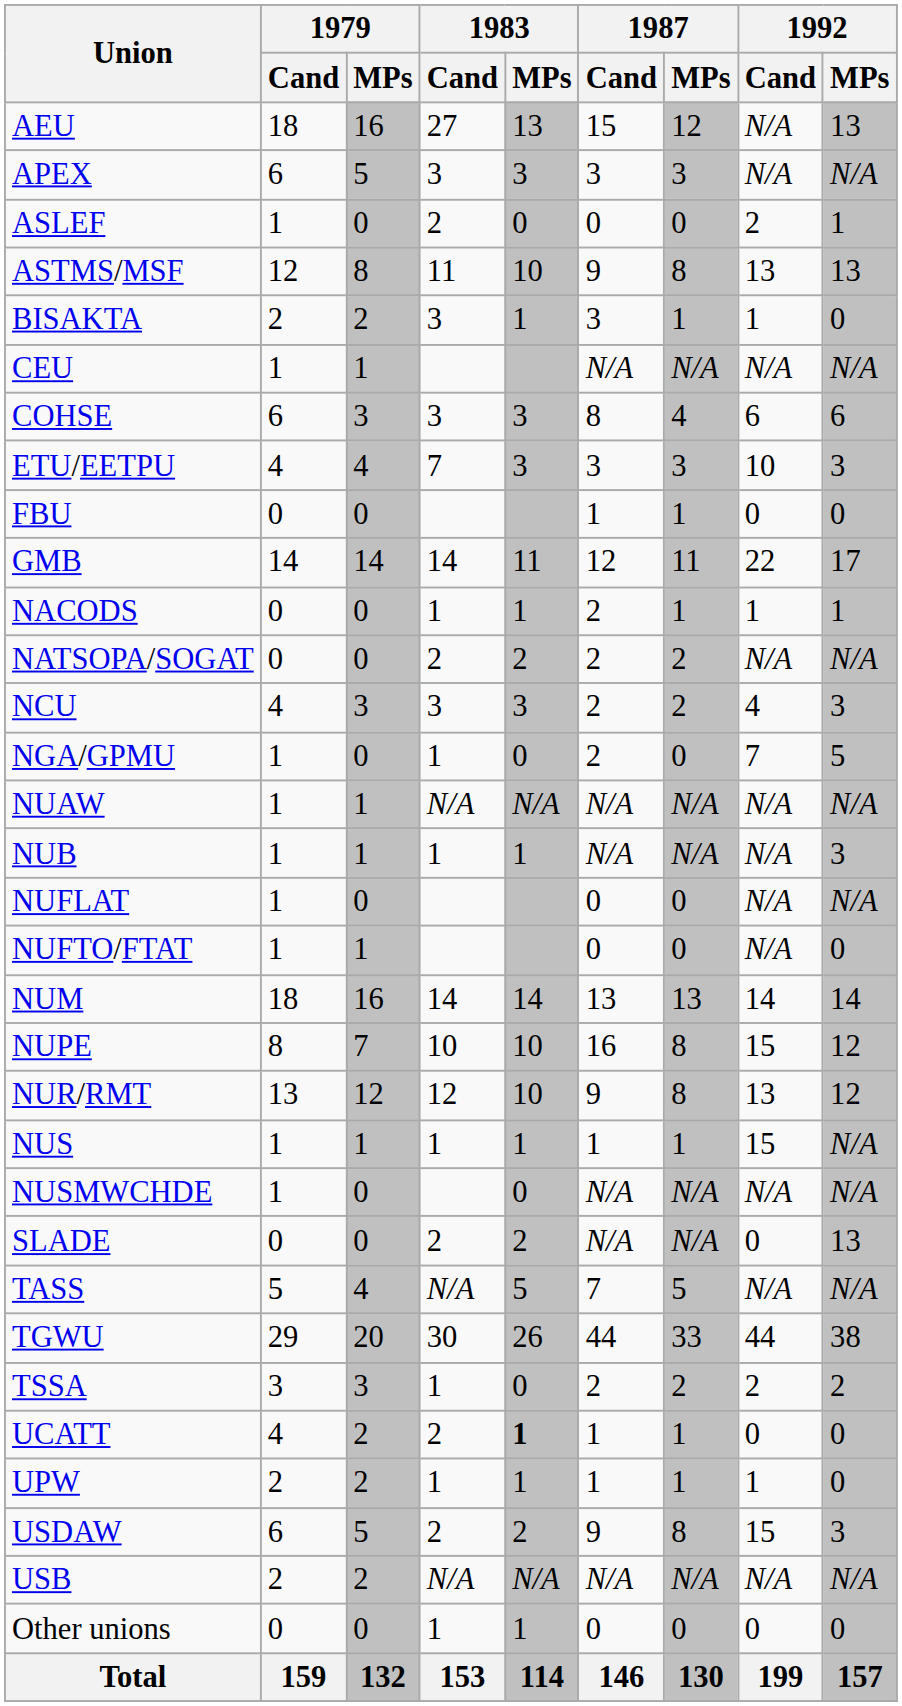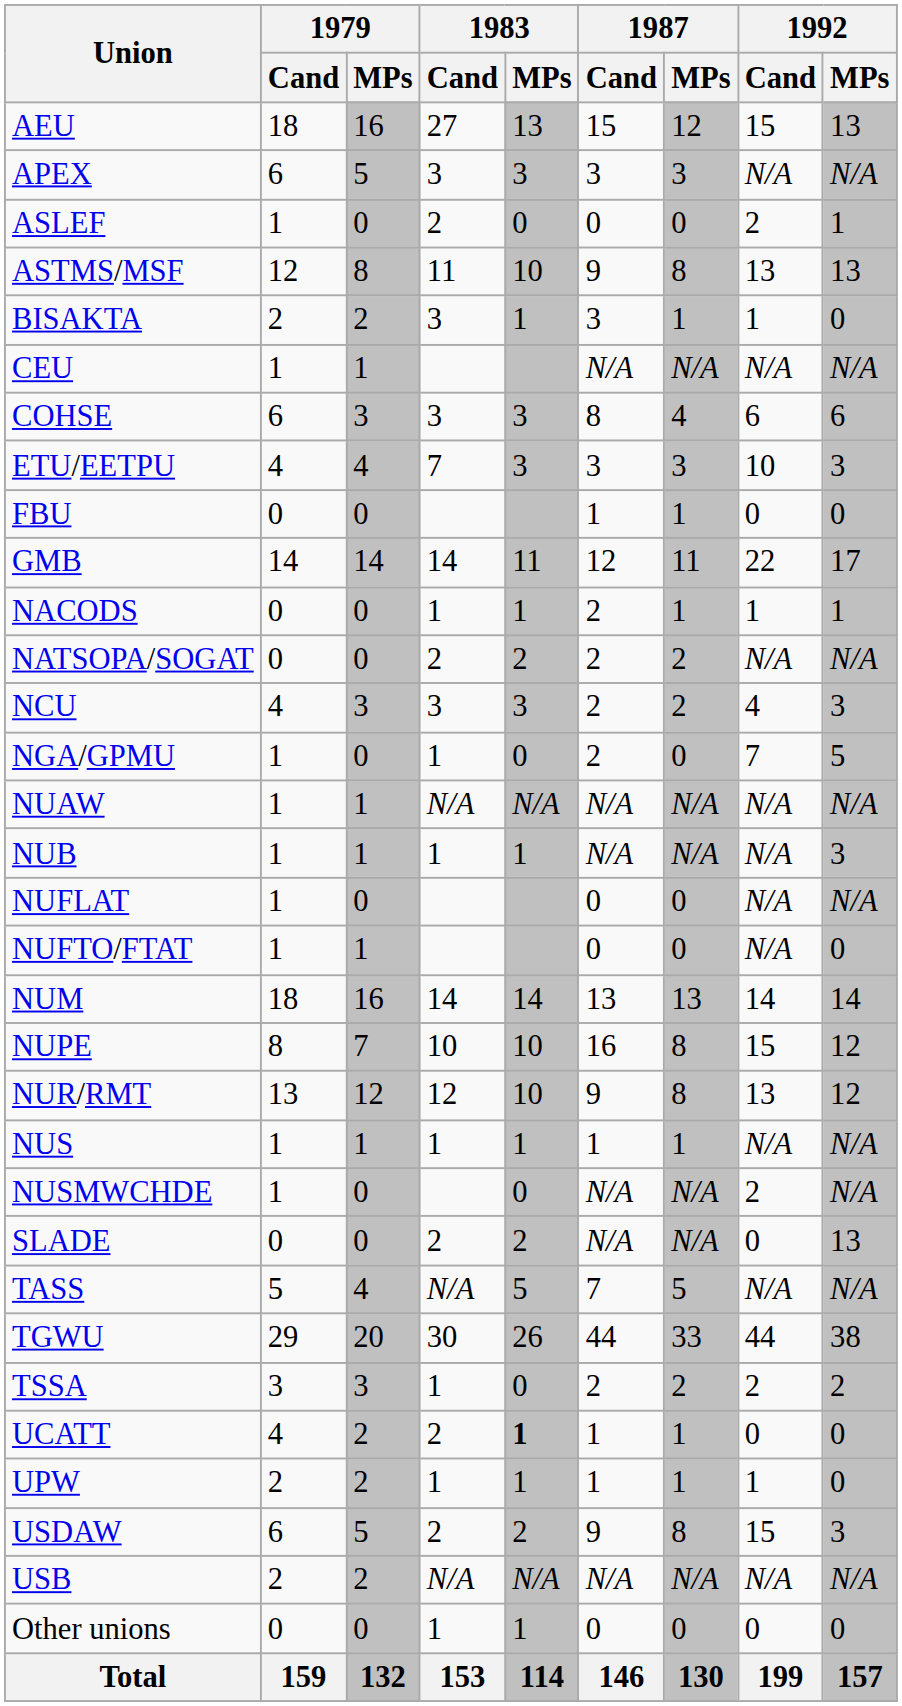(768, 125) N/A -> (760, 125) 15
(760, 1143) 15 -> (768, 1143) N/A
(768, 1191) N/A -> (752, 1191) 2
